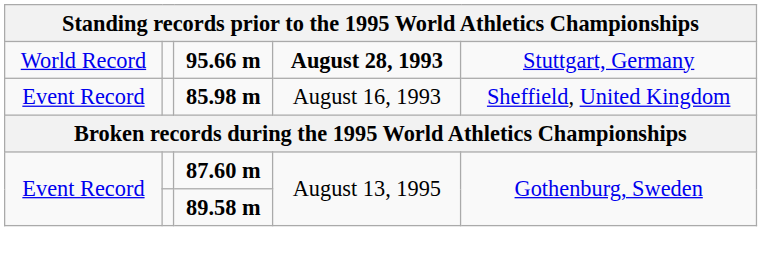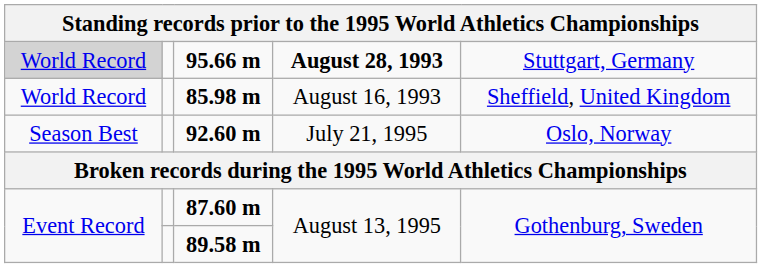(83, 59) no background -> (83, 59) lightgrey background
(83, 96) Event Record -> (83, 96) World Record
+ row: (223, 133)
